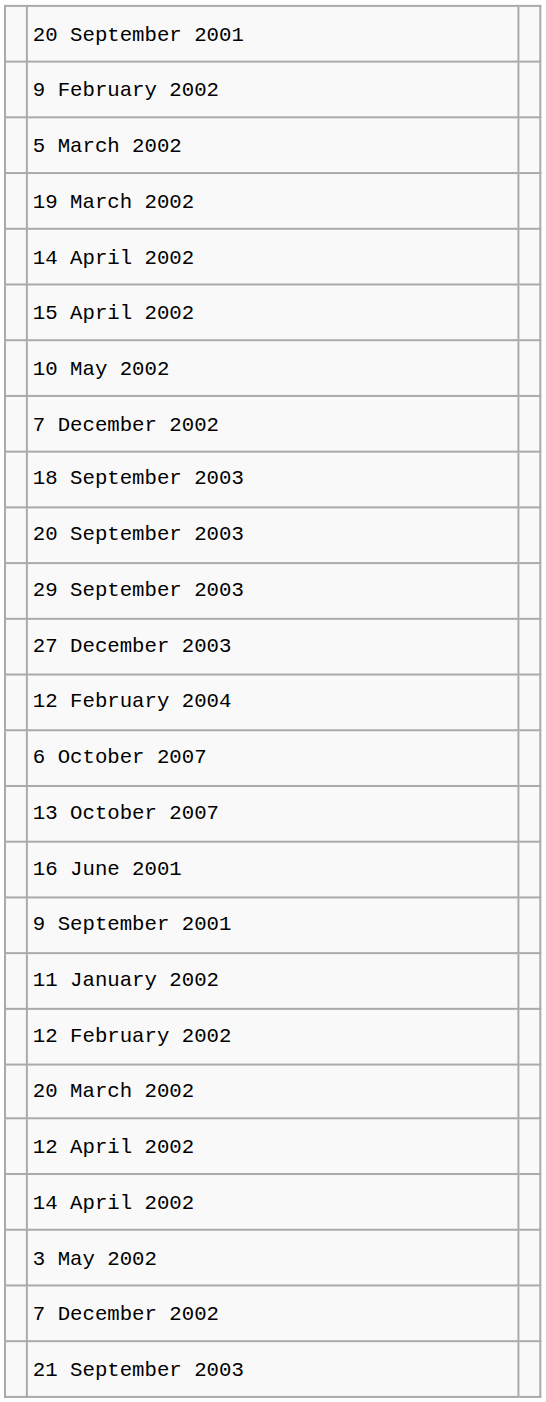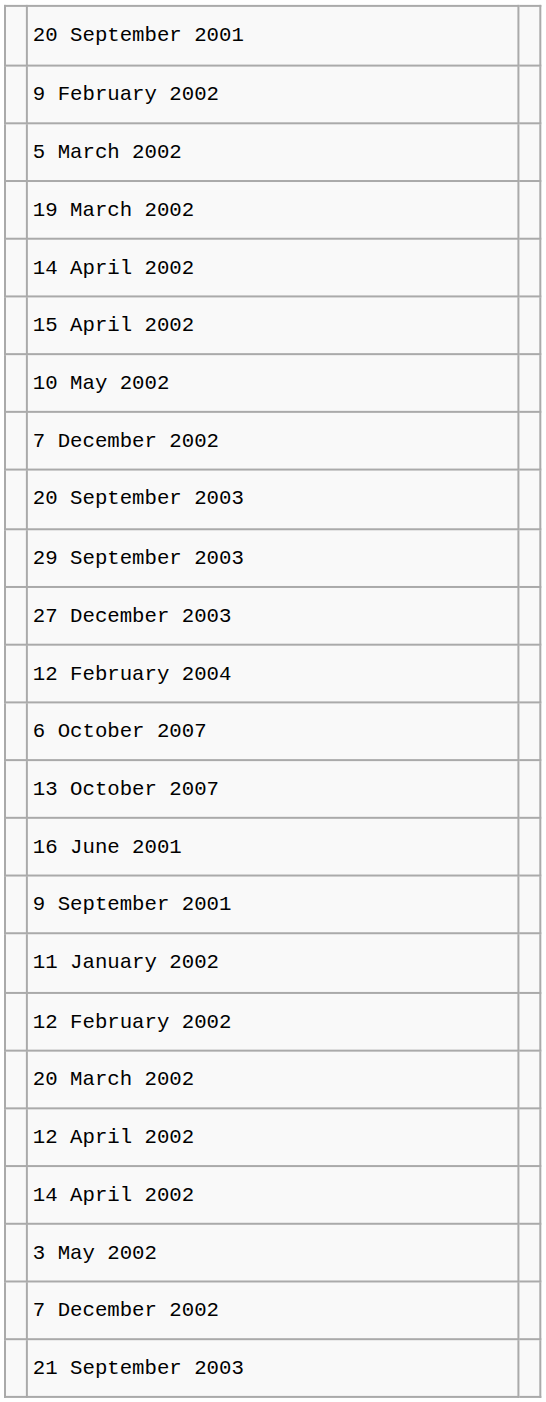- row: (16, 479)
